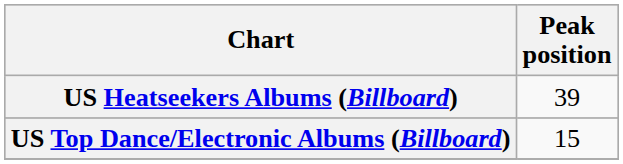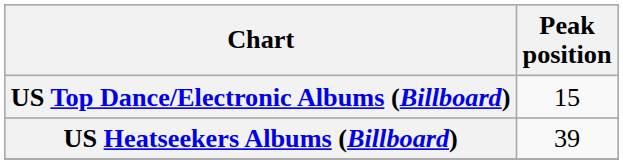rows swapped: (261, 138) <-> (261, 96)
